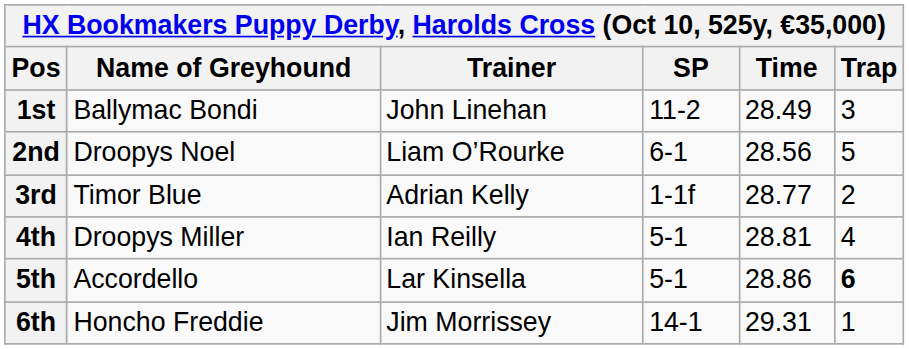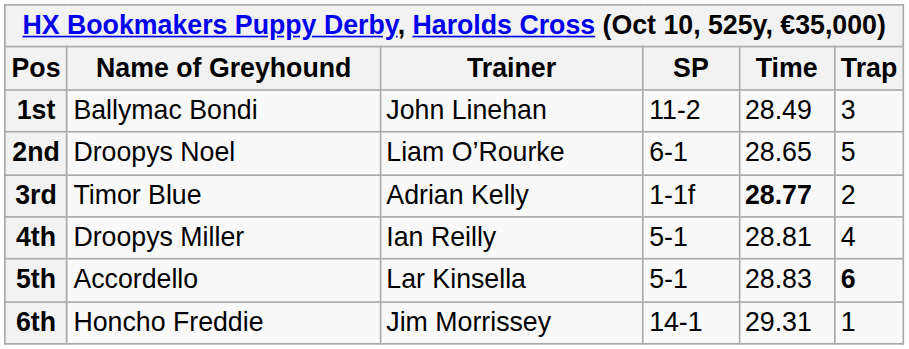(778, 152) 28.56 -> (778, 152) 28.65
(778, 195) normal -> (778, 195) bold
(778, 279) 28.86 -> (778, 279) 28.83
